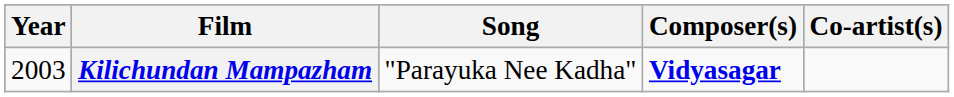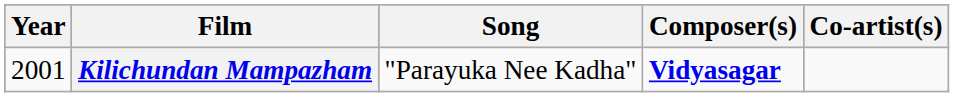(38, 69) 2003 -> (38, 69) 2001
